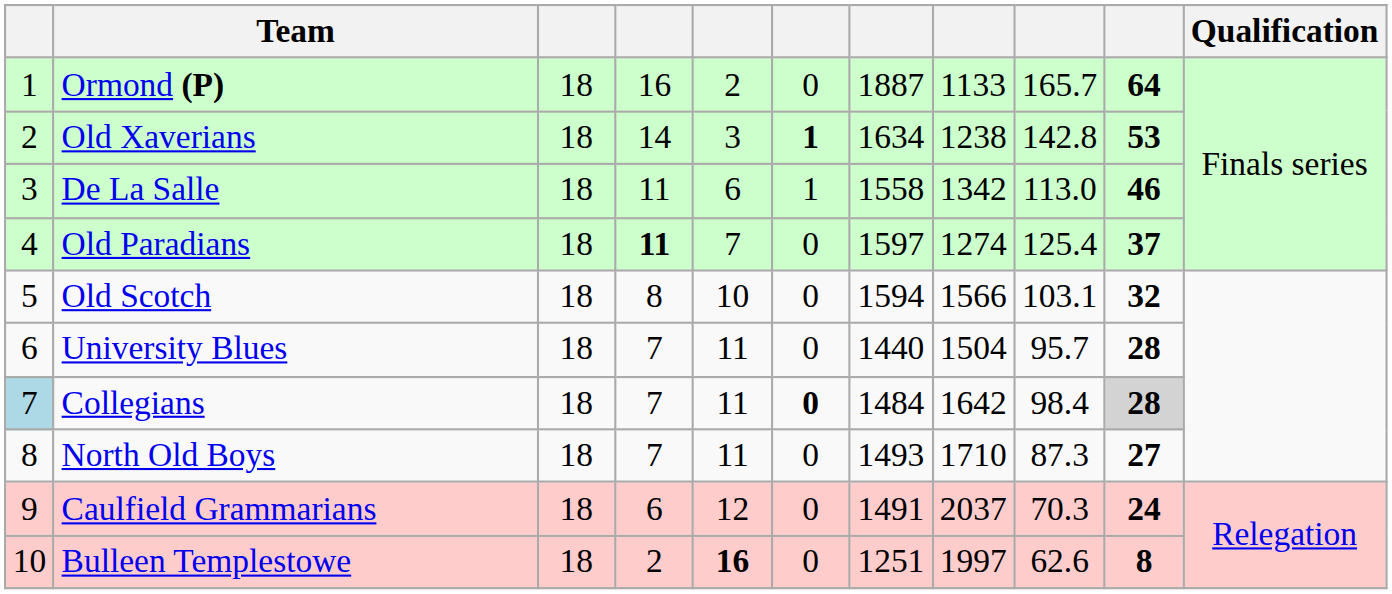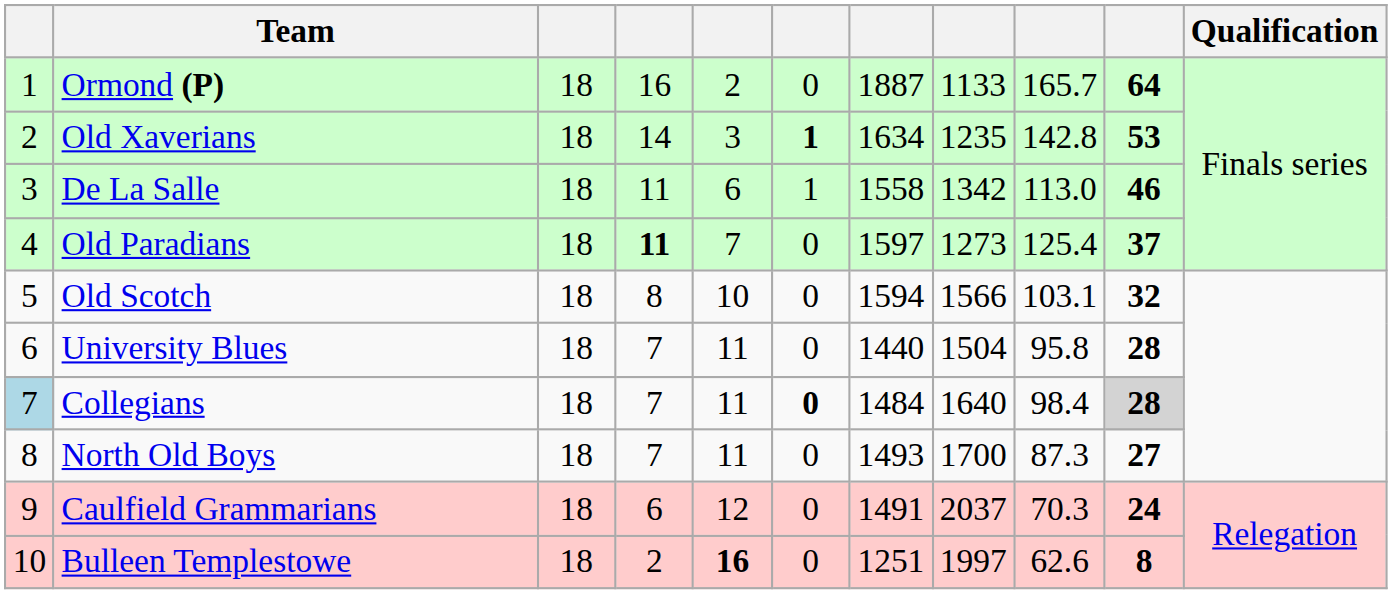(973, 137) 1238 -> (973, 137) 1235
(973, 243) 1274 -> (973, 243) 1273
(1060, 349) 95.7 -> (1060, 349) 95.8
(973, 402) 1642 -> (973, 402) 1640
(973, 455) 1710 -> (973, 455) 1700
